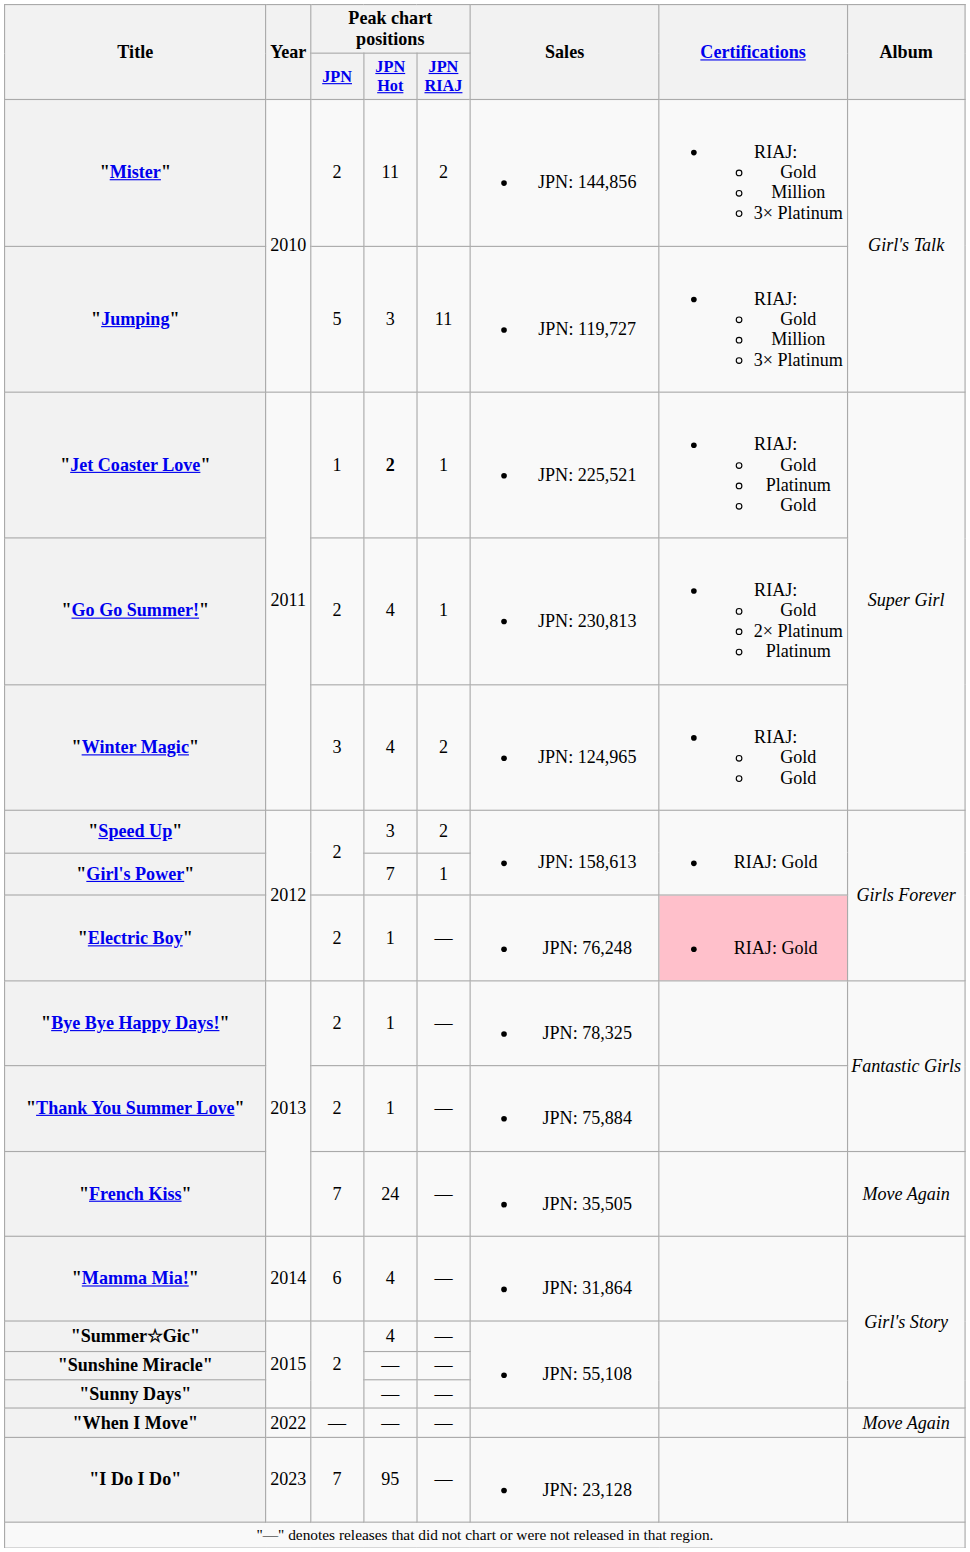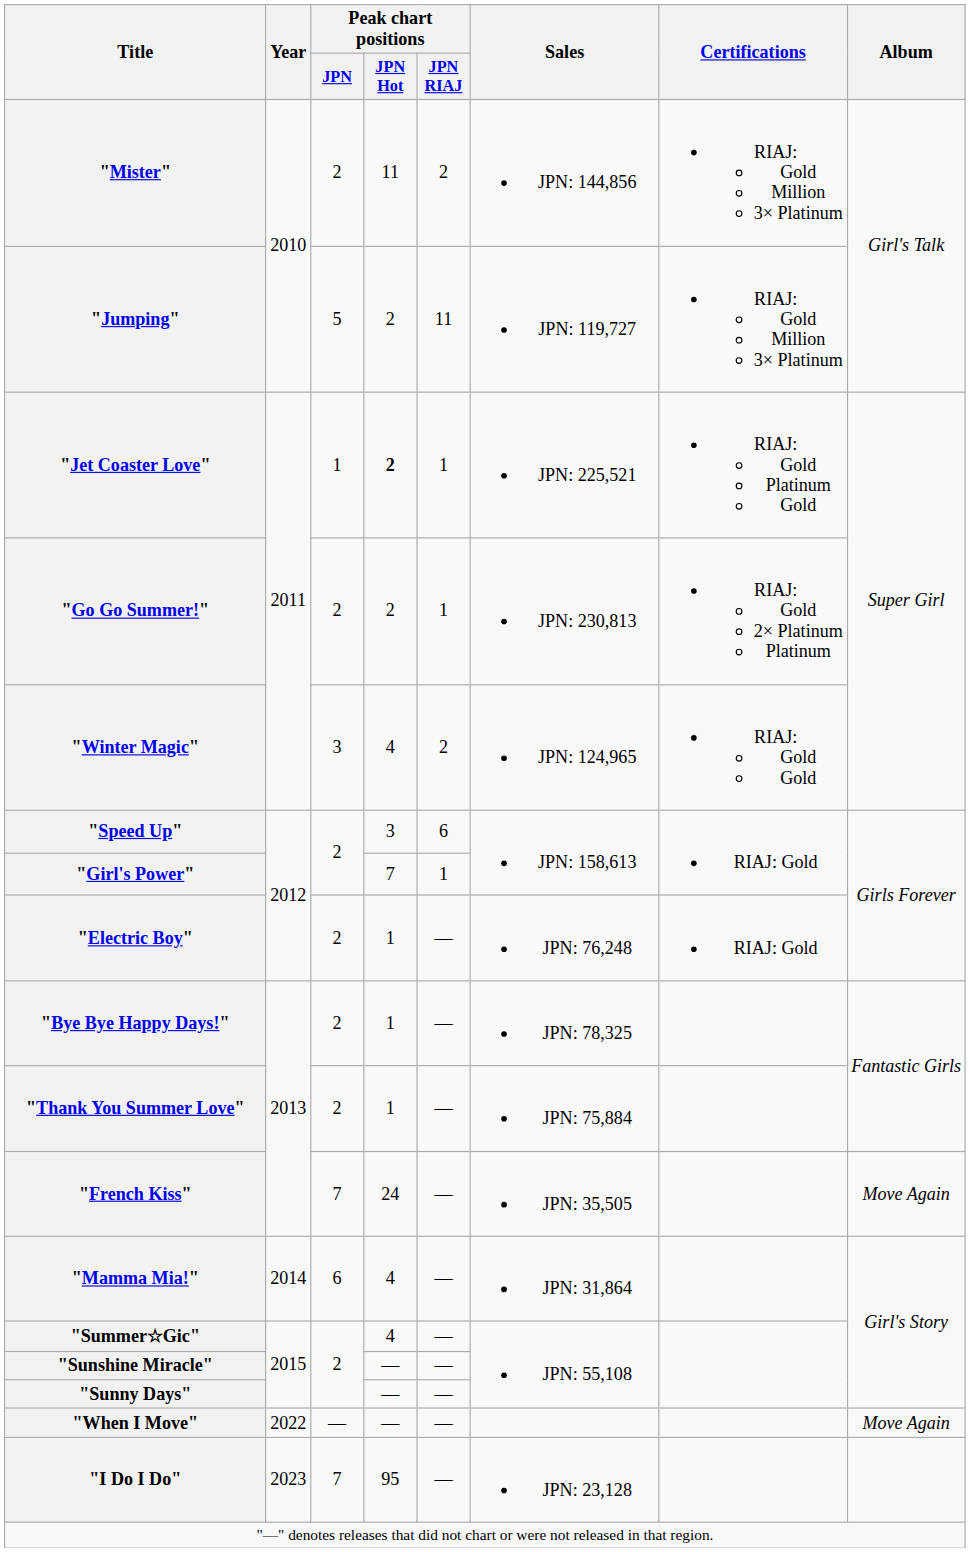(390, 318) 3 -> (390, 318) 2
(390, 611) 4 -> (390, 611) 2
(443, 831) 2 -> (443, 831) 6
(753, 948) pink background -> (753, 948) no background
